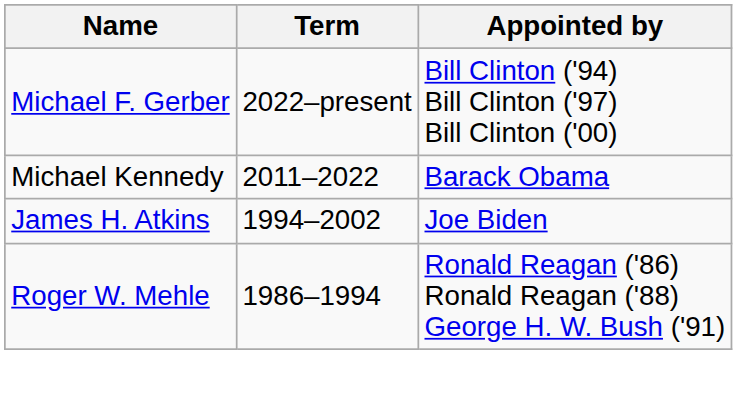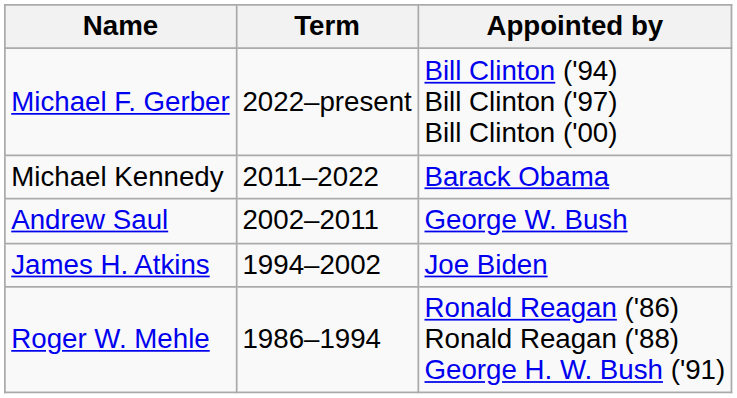+ row: (90, 220)
